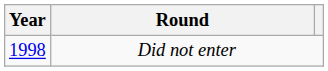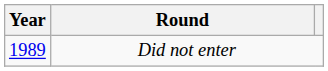(27, 50) 1998 -> (27, 50) 1989
